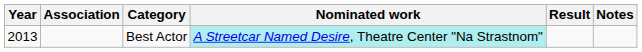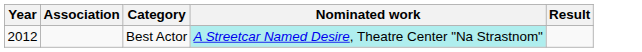- column: (615, 15)
(22, 36) 2013 -> (22, 36) 2012
